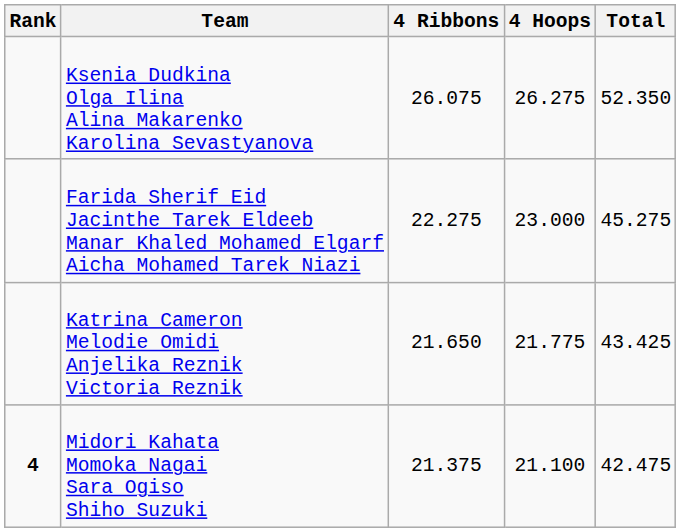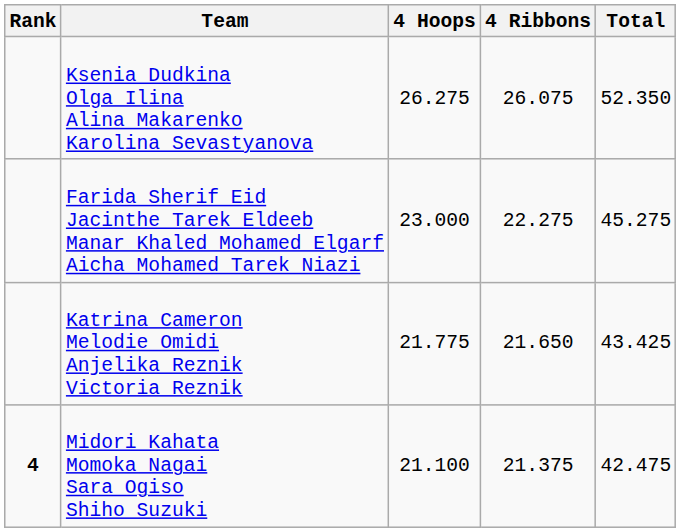columns swapped: (550, 21) <-> (446, 21)
